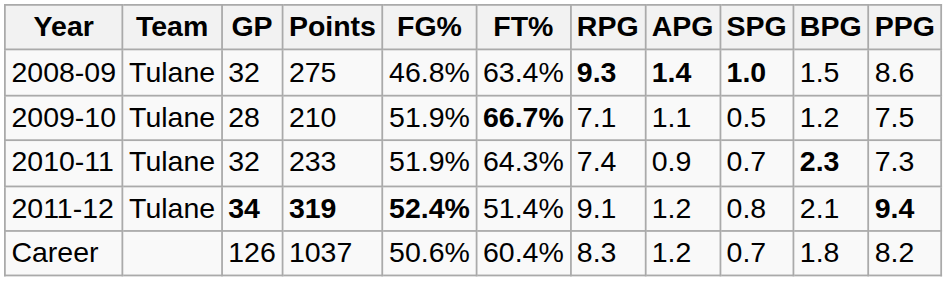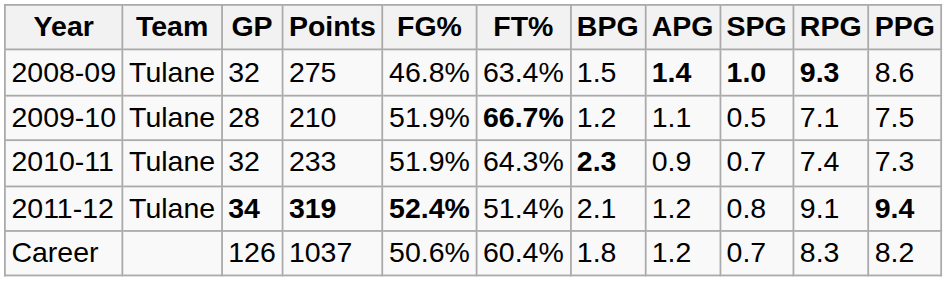columns swapped: (608, 27) <-> (831, 27)
